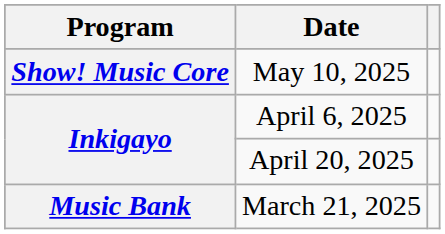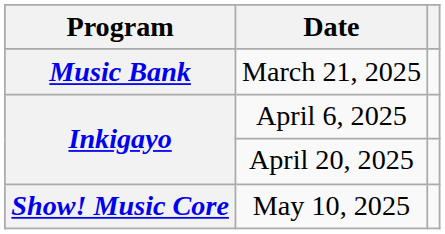rows swapped: (331, 205) <-> (331, 71)
